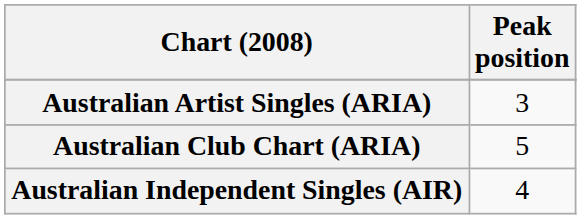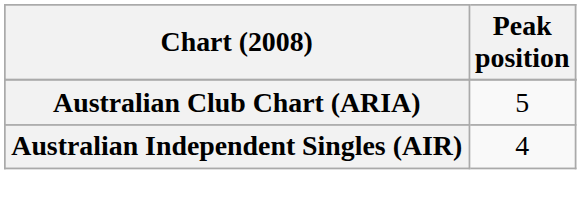- row: (237, 102)
